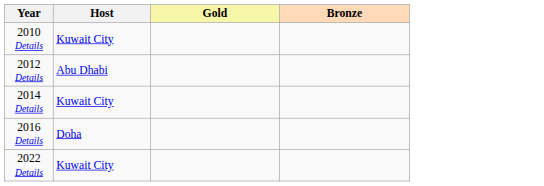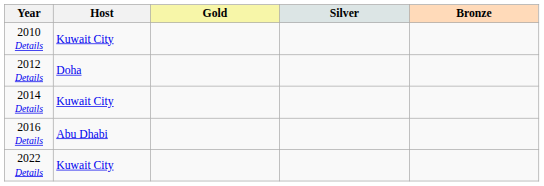+ column: (344, 13)
(82, 70) Abu Dhabi -> (69, 70) Doha
(69, 133) Doha -> (82, 133) Abu Dhabi
